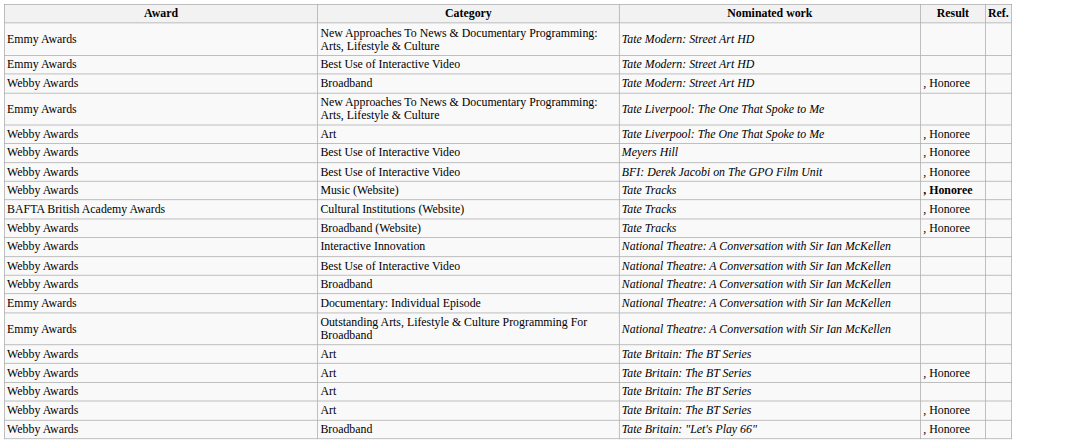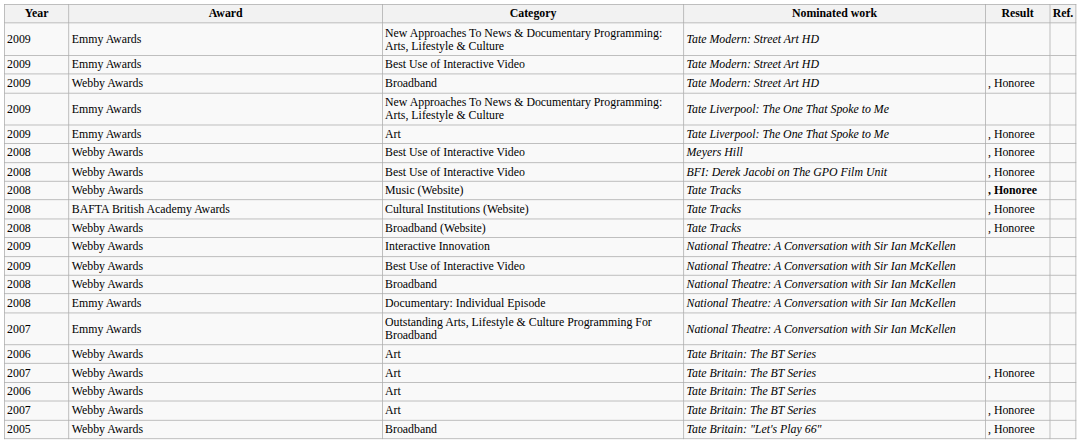+ column: (37, 13)
(43, 134) Webby Awards -> (107, 134) Emmy Awards
